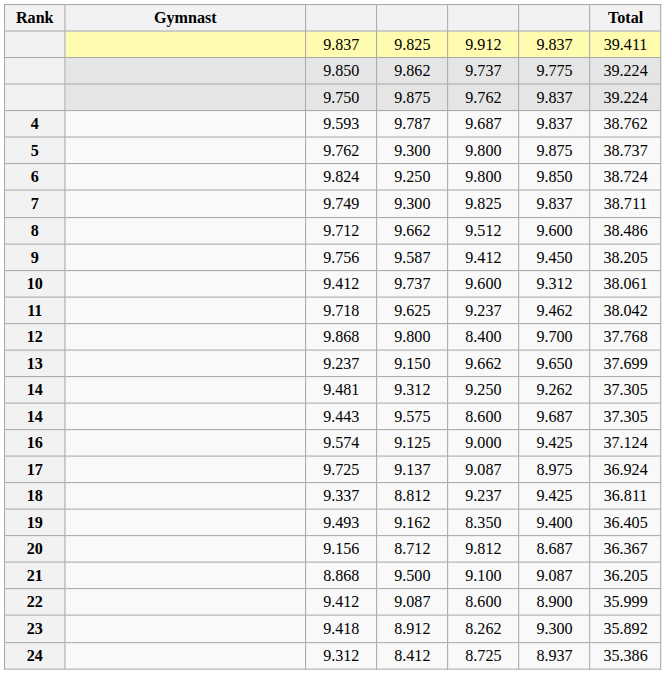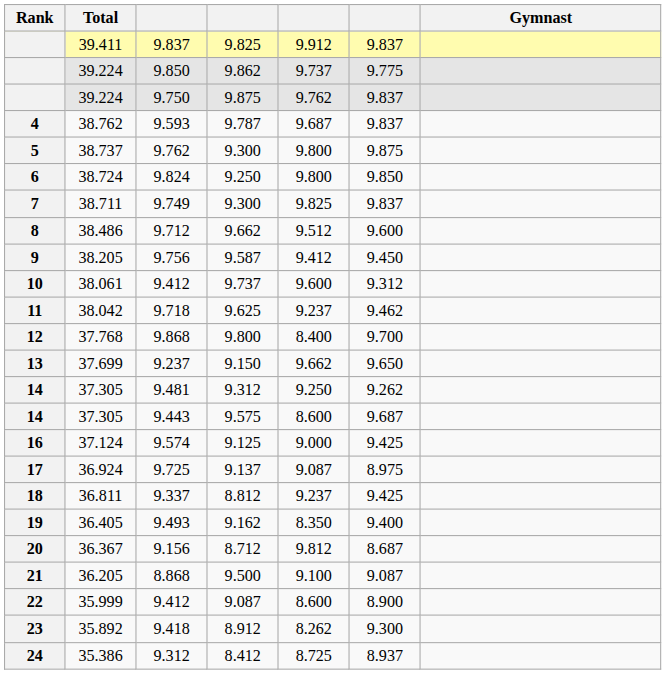columns swapped: (185, 17) <-> (626, 17)
